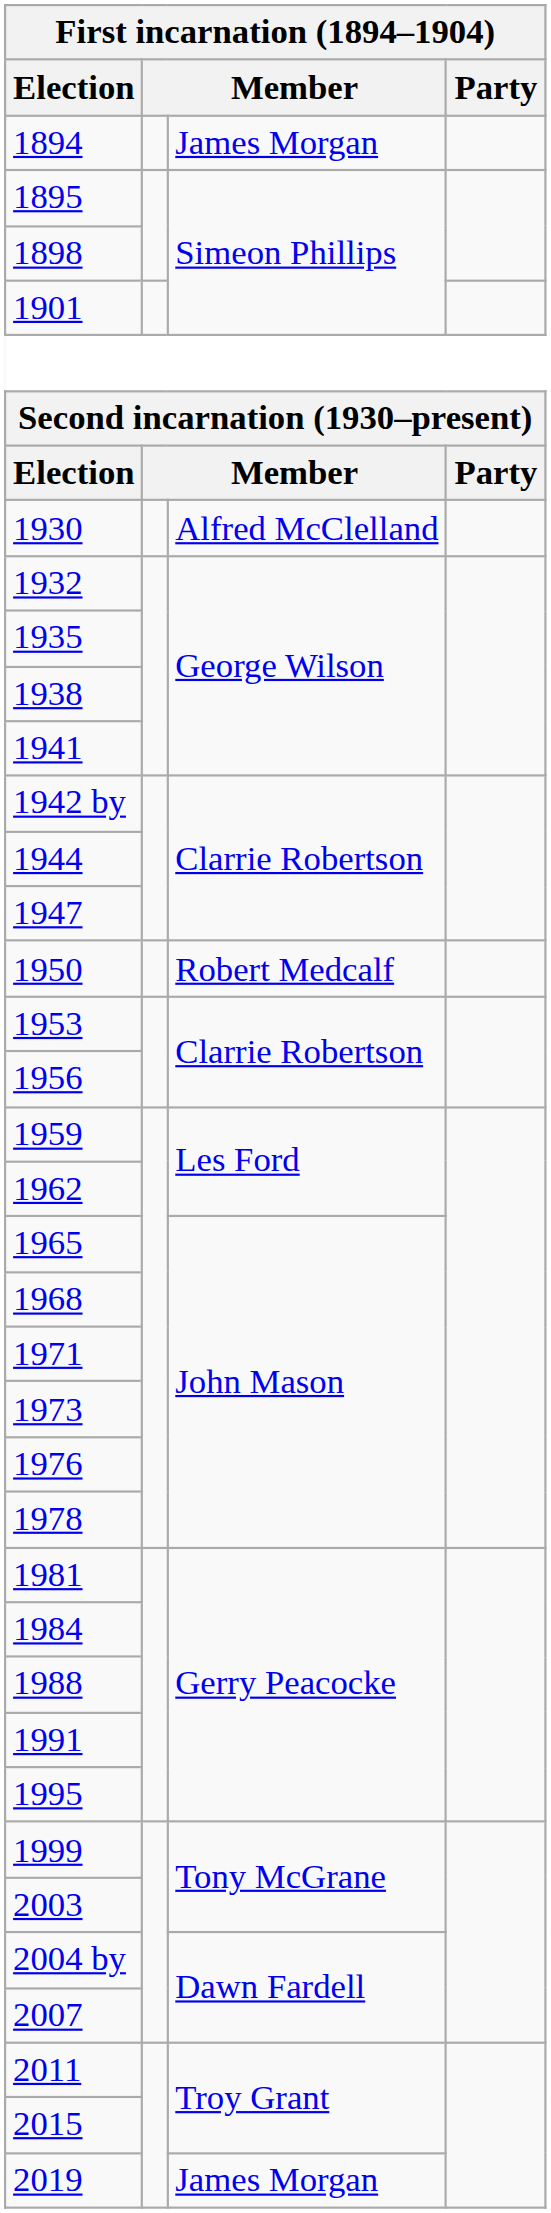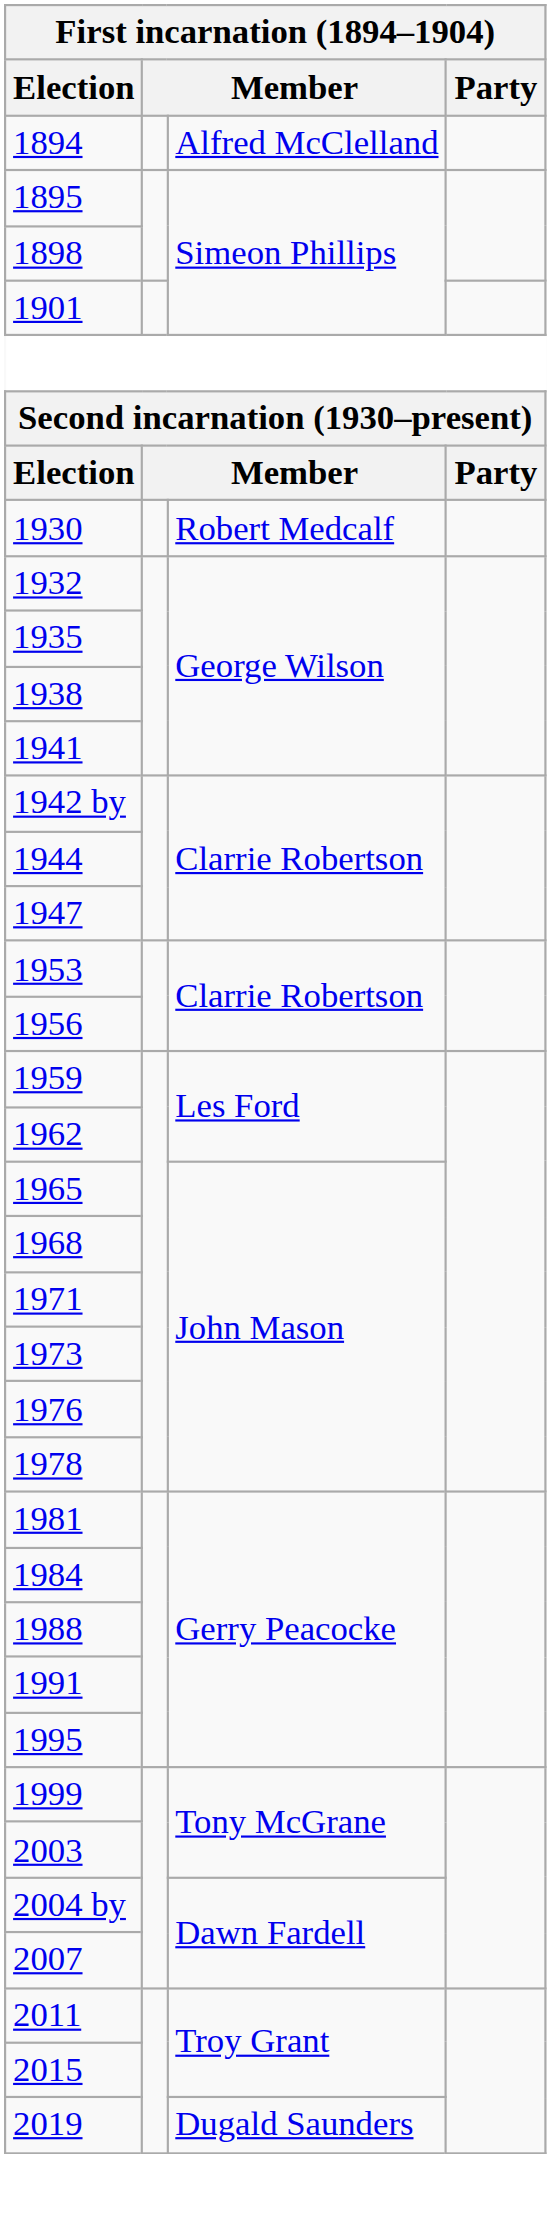(277, 142) James Morgan -> (307, 142) Alfred McClelland
(307, 527) Alfred McClelland -> (285, 527) Robert Medcalf
- row: (48, 968)
(277, 2179) James Morgan -> (294, 2124) Dugald Saunders
